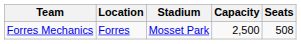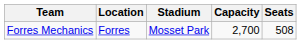(246, 30) 2,500 -> (246, 30) 2,700
